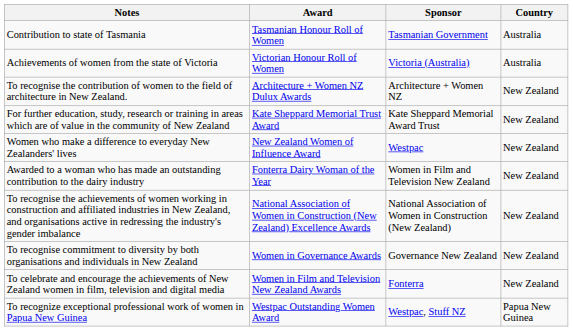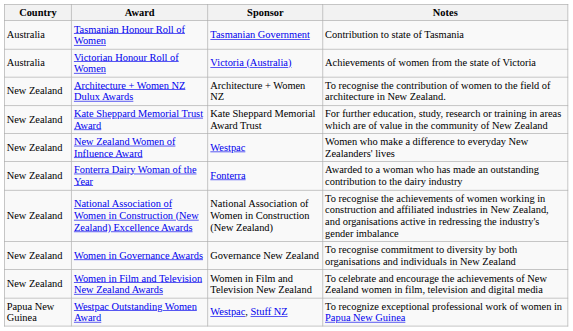columns swapped: (534, 12) <-> (127, 12)
(439, 176) Women in Film and Television New Zealand -> (228, 176) Fonterra
(406, 284) Fonterra -> (261, 284) Women in Film and Television New Zealand
